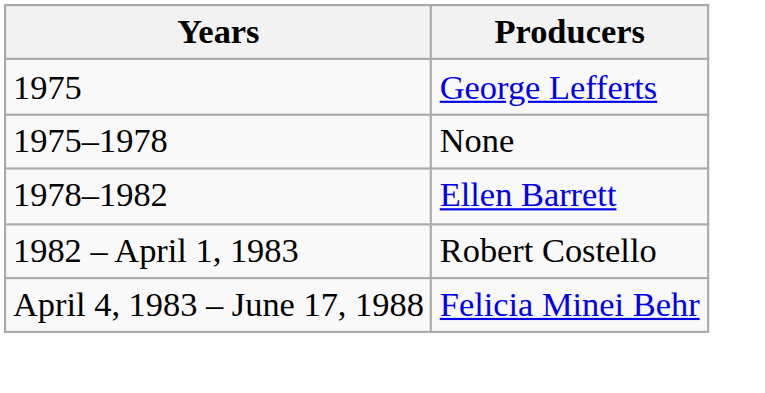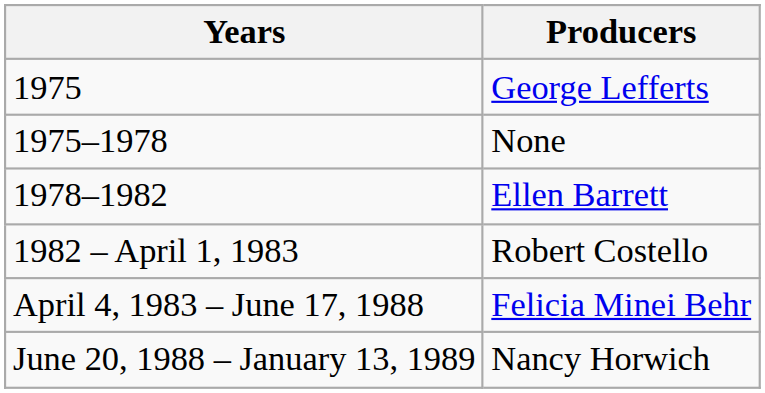+ row: (244, 359)
